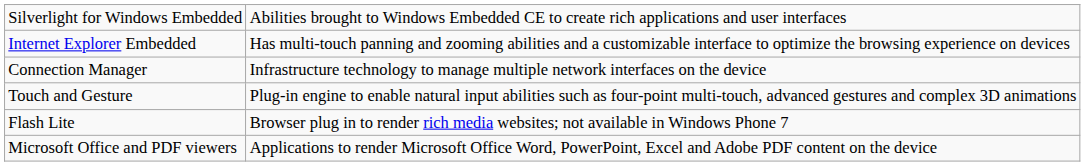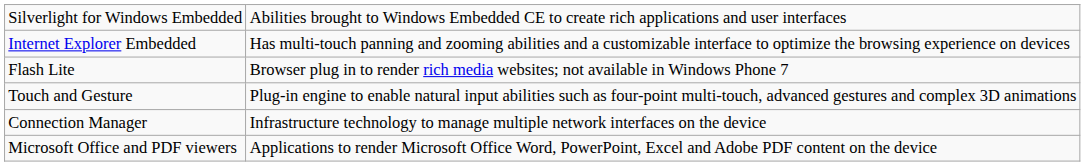rows swapped: (41, 122) <-> (78, 69)
